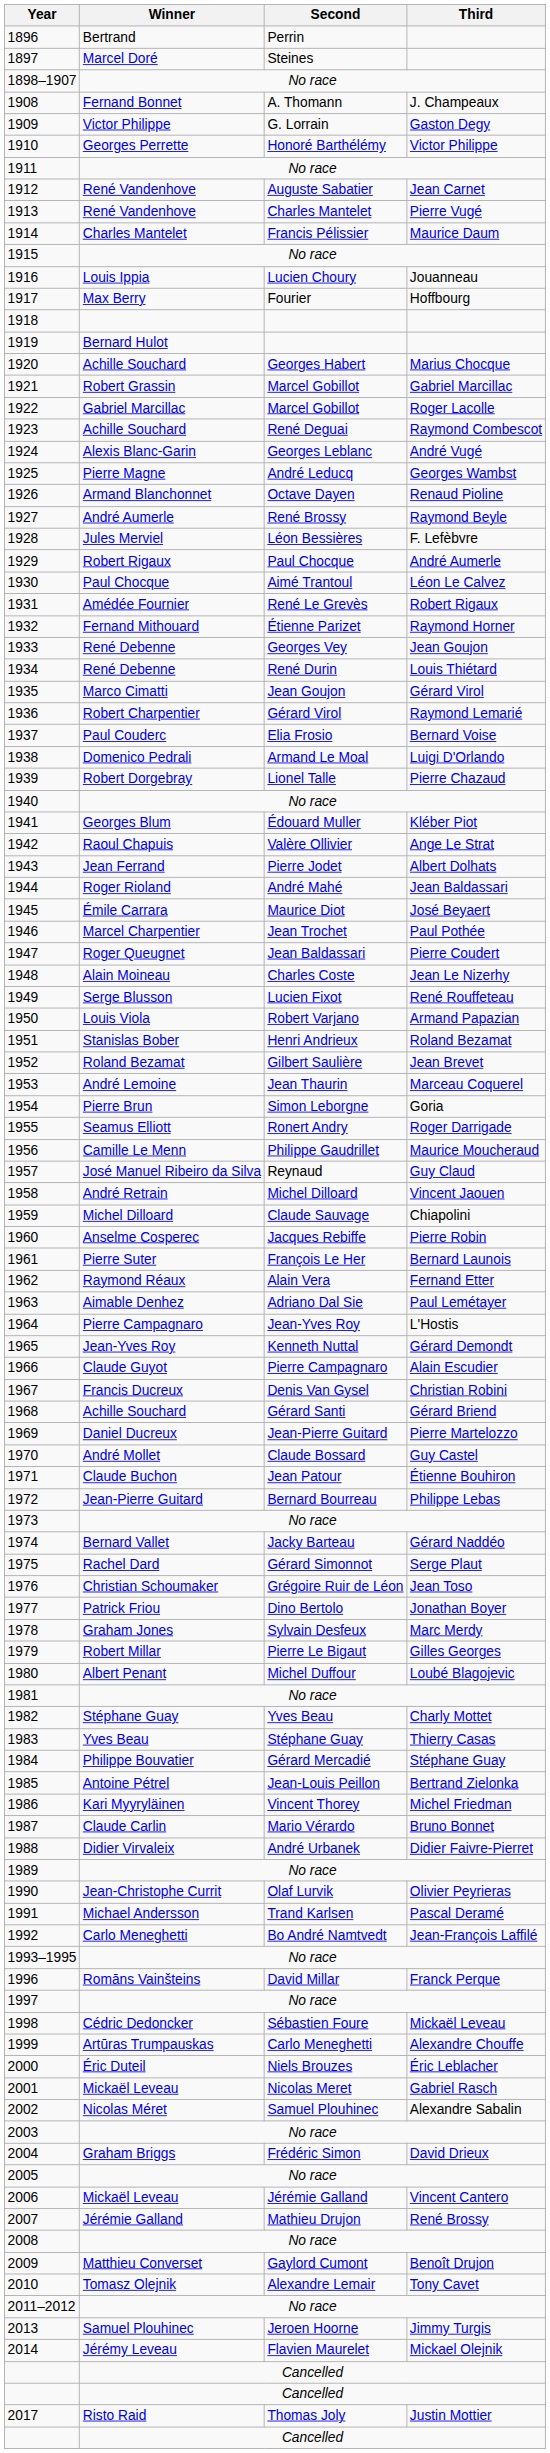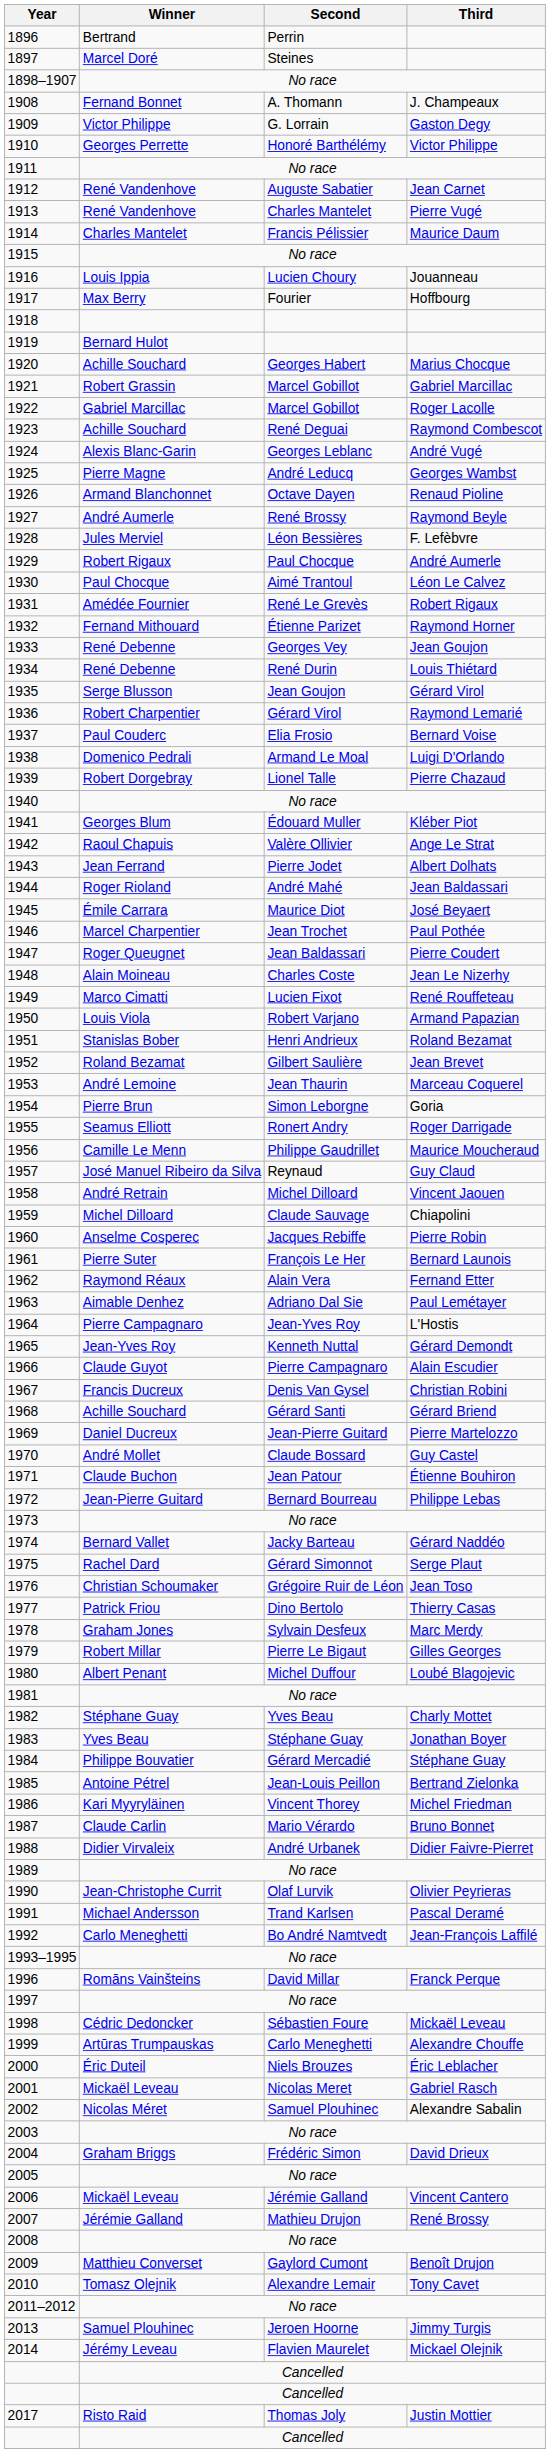(125, 691) Marco Cimatti -> (128, 691) Serge Blusson
(128, 997) Serge Blusson -> (125, 997) Marco Cimatti
(458, 1608) Jonathan Boyer -> (453, 1608) Thierry Casas
(453, 1739) Thierry Casas -> (458, 1739) Jonathan Boyer
